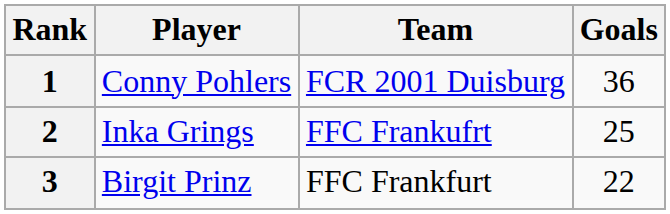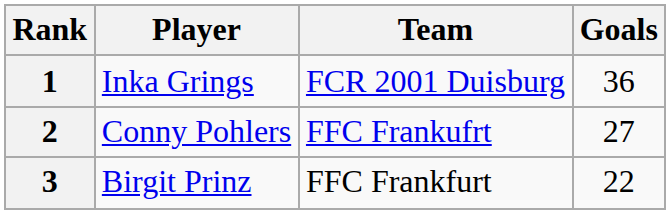(197, 80) Conny Pohlers -> (178, 80) Inka Grings
(178, 131) Inka Grings -> (197, 131) Conny Pohlers
(619, 131) 25 -> (619, 131) 27
